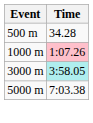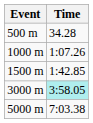(67, 52) pink background -> (67, 52) no background
+ row: (25, 71)
